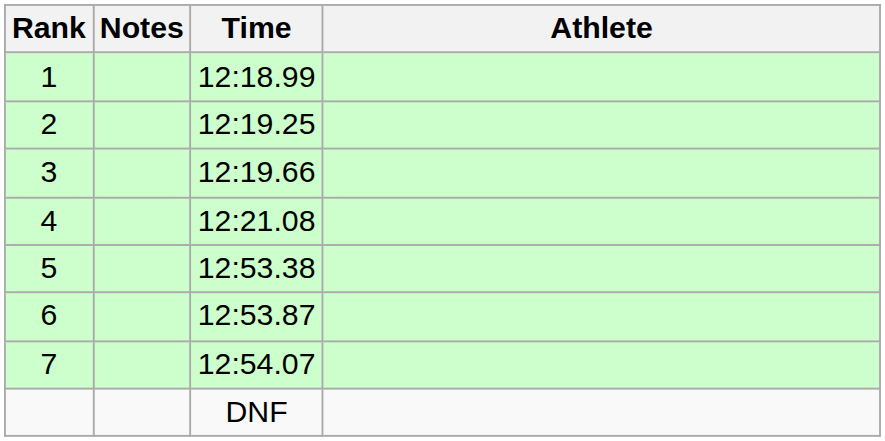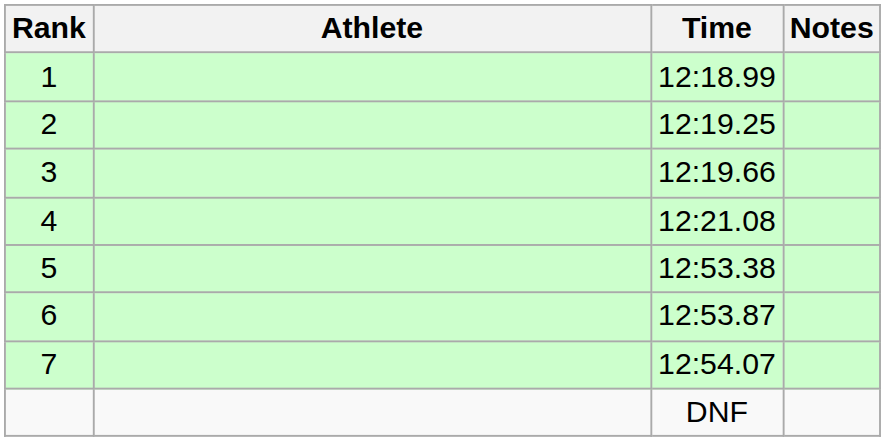columns swapped: (602, 28) <-> (142, 28)
